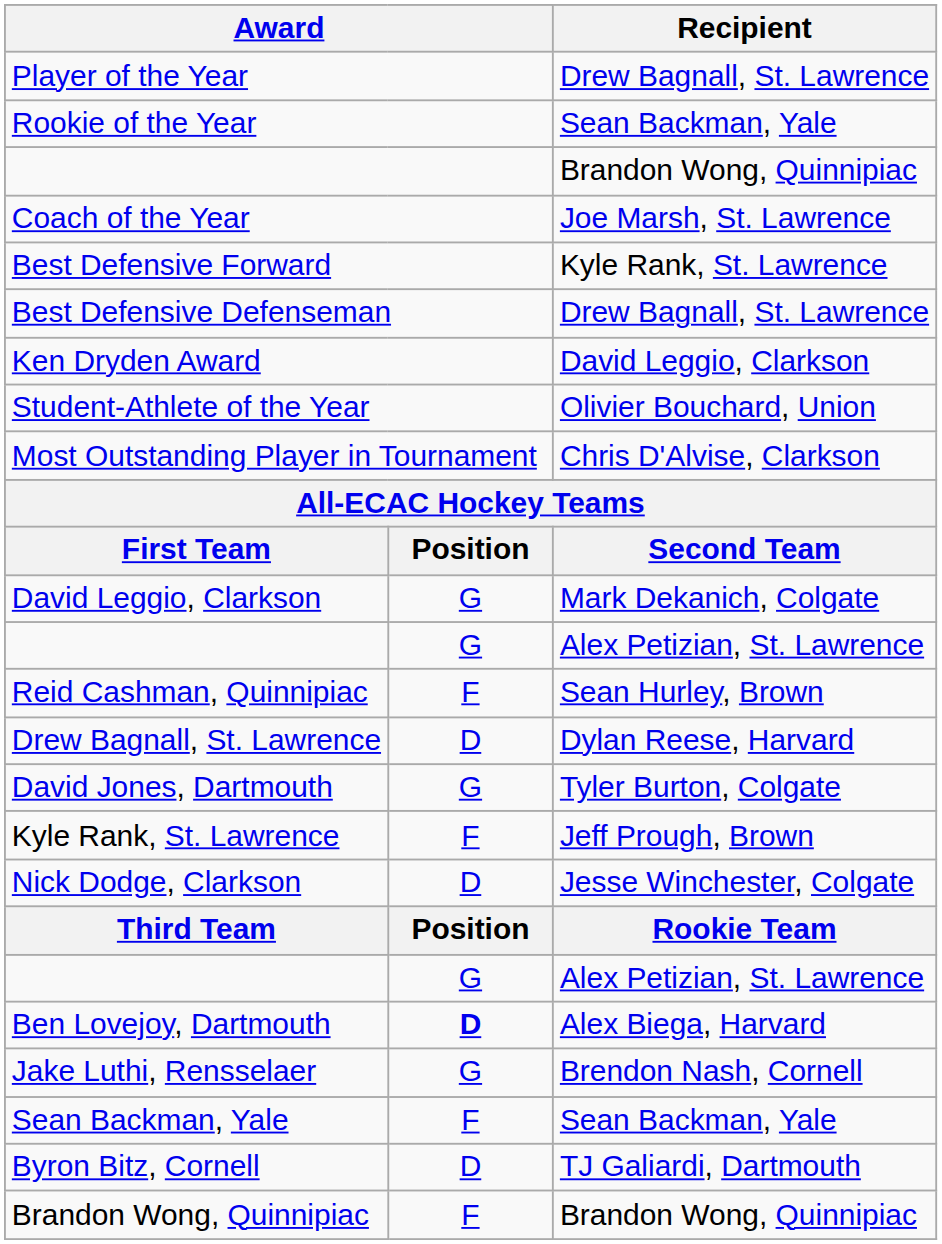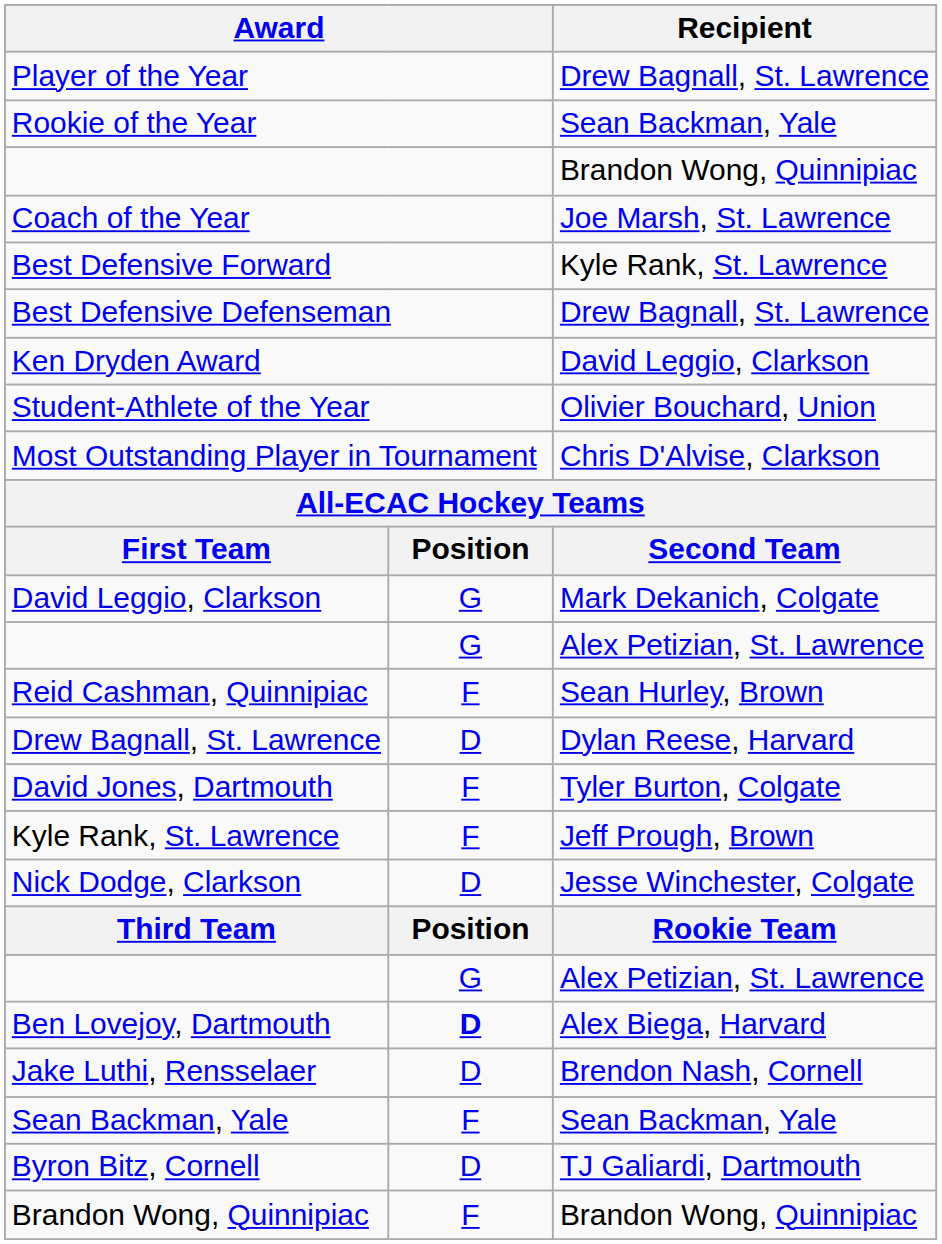(470, 787) G -> (470, 787) F
(470, 1072) G -> (470, 1072) D
